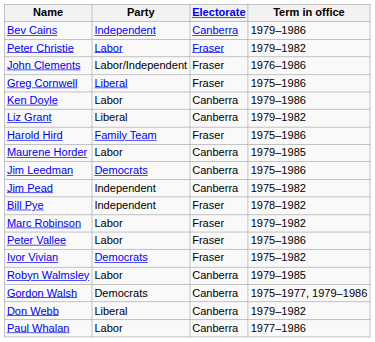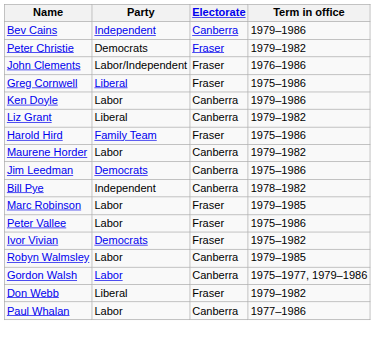(109, 48) Labor -> (121, 48) Democrats
(278, 153) 1979–1985 -> (278, 153) 1979–1982
- row: (30, 188)
(208, 205) Fraser -> (215, 188) Canberra
(278, 223) 1979–1982 -> (278, 205) 1979–1985
(121, 293) Democrats -> (109, 275) Labor
(215, 310) Canberra -> (208, 293) Fraser
